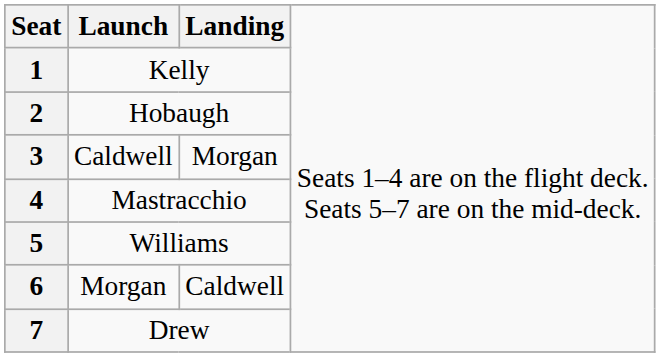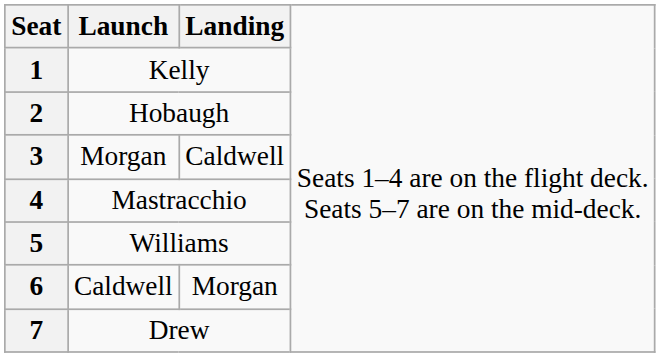(123, 156) Caldwell -> (123, 156) Morgan
(235, 156) Morgan -> (235, 156) Caldwell
(123, 286) Morgan -> (123, 286) Caldwell
(235, 286) Caldwell -> (235, 286) Morgan
